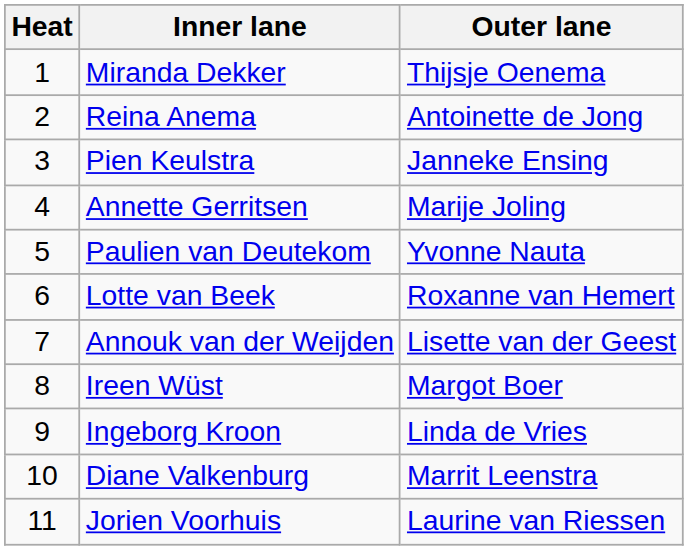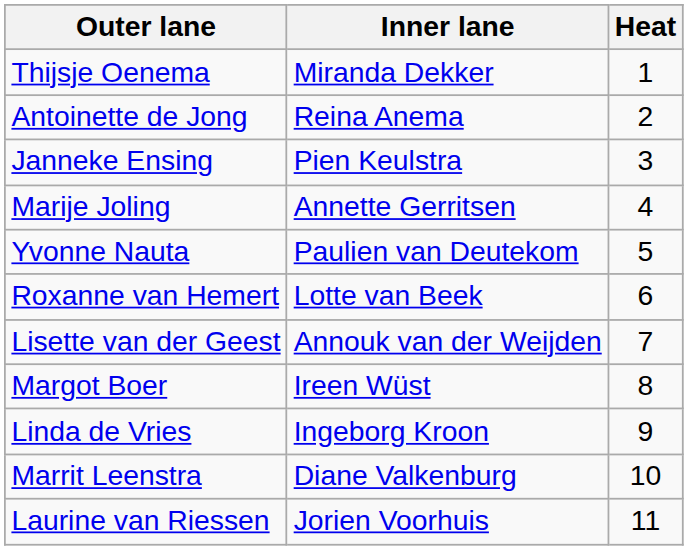columns swapped: (42, 26) <-> (542, 26)
